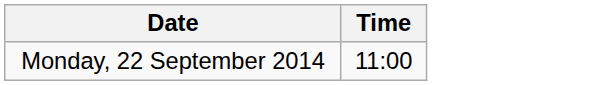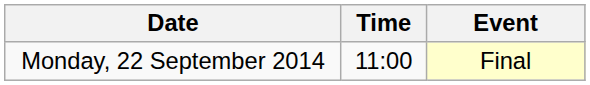+ column: (506, 23)
